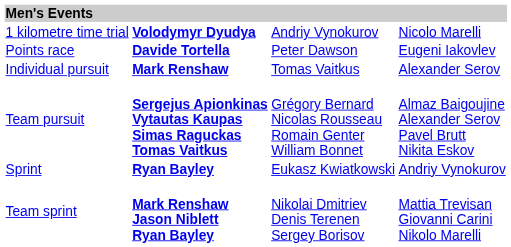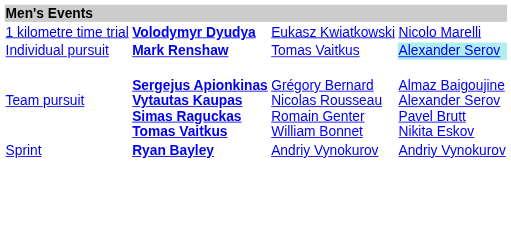(325, 32) Andriy Vynokurov -> (333, 32) Eukasz Kwiatkowski
- row: (40, 51)
(449, 70) no background -> (449, 51) paleturquoise background
(333, 169) Eukasz Kwiatkowski -> (325, 150) Andriy Vynokurov
- row: (41, 212)
